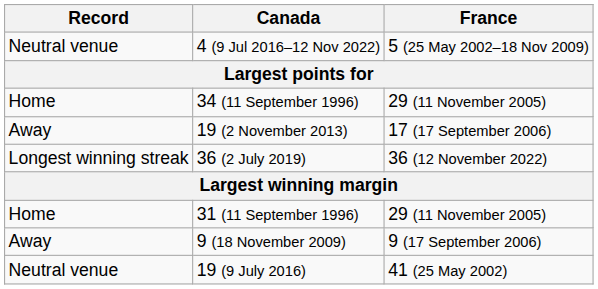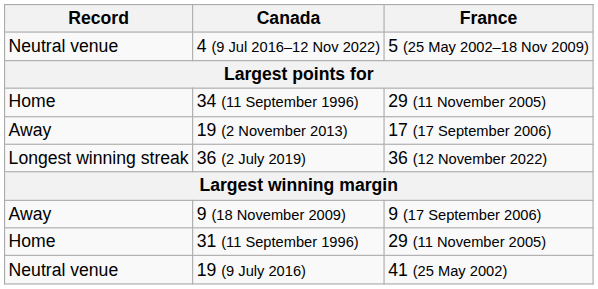rows swapped: (278, 213) <-> (271, 241)
